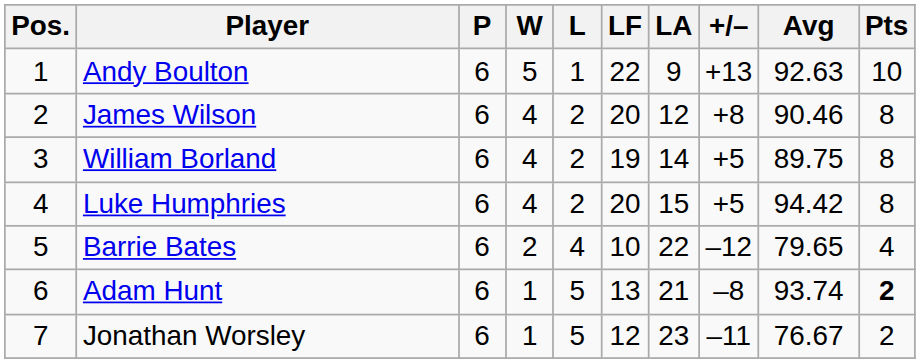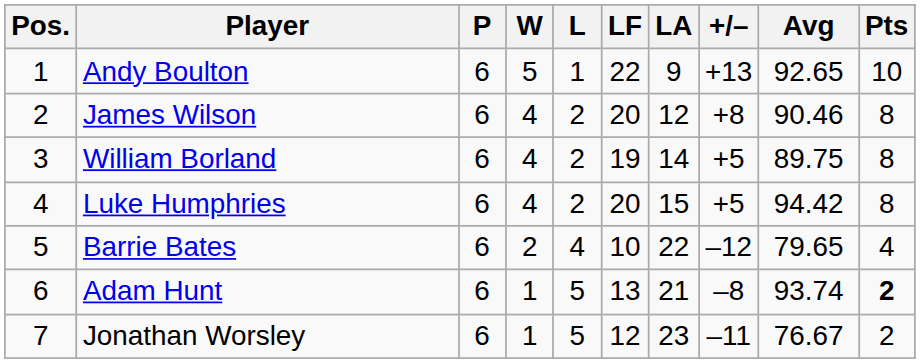(809, 70) 92.63 -> (809, 70) 92.65
